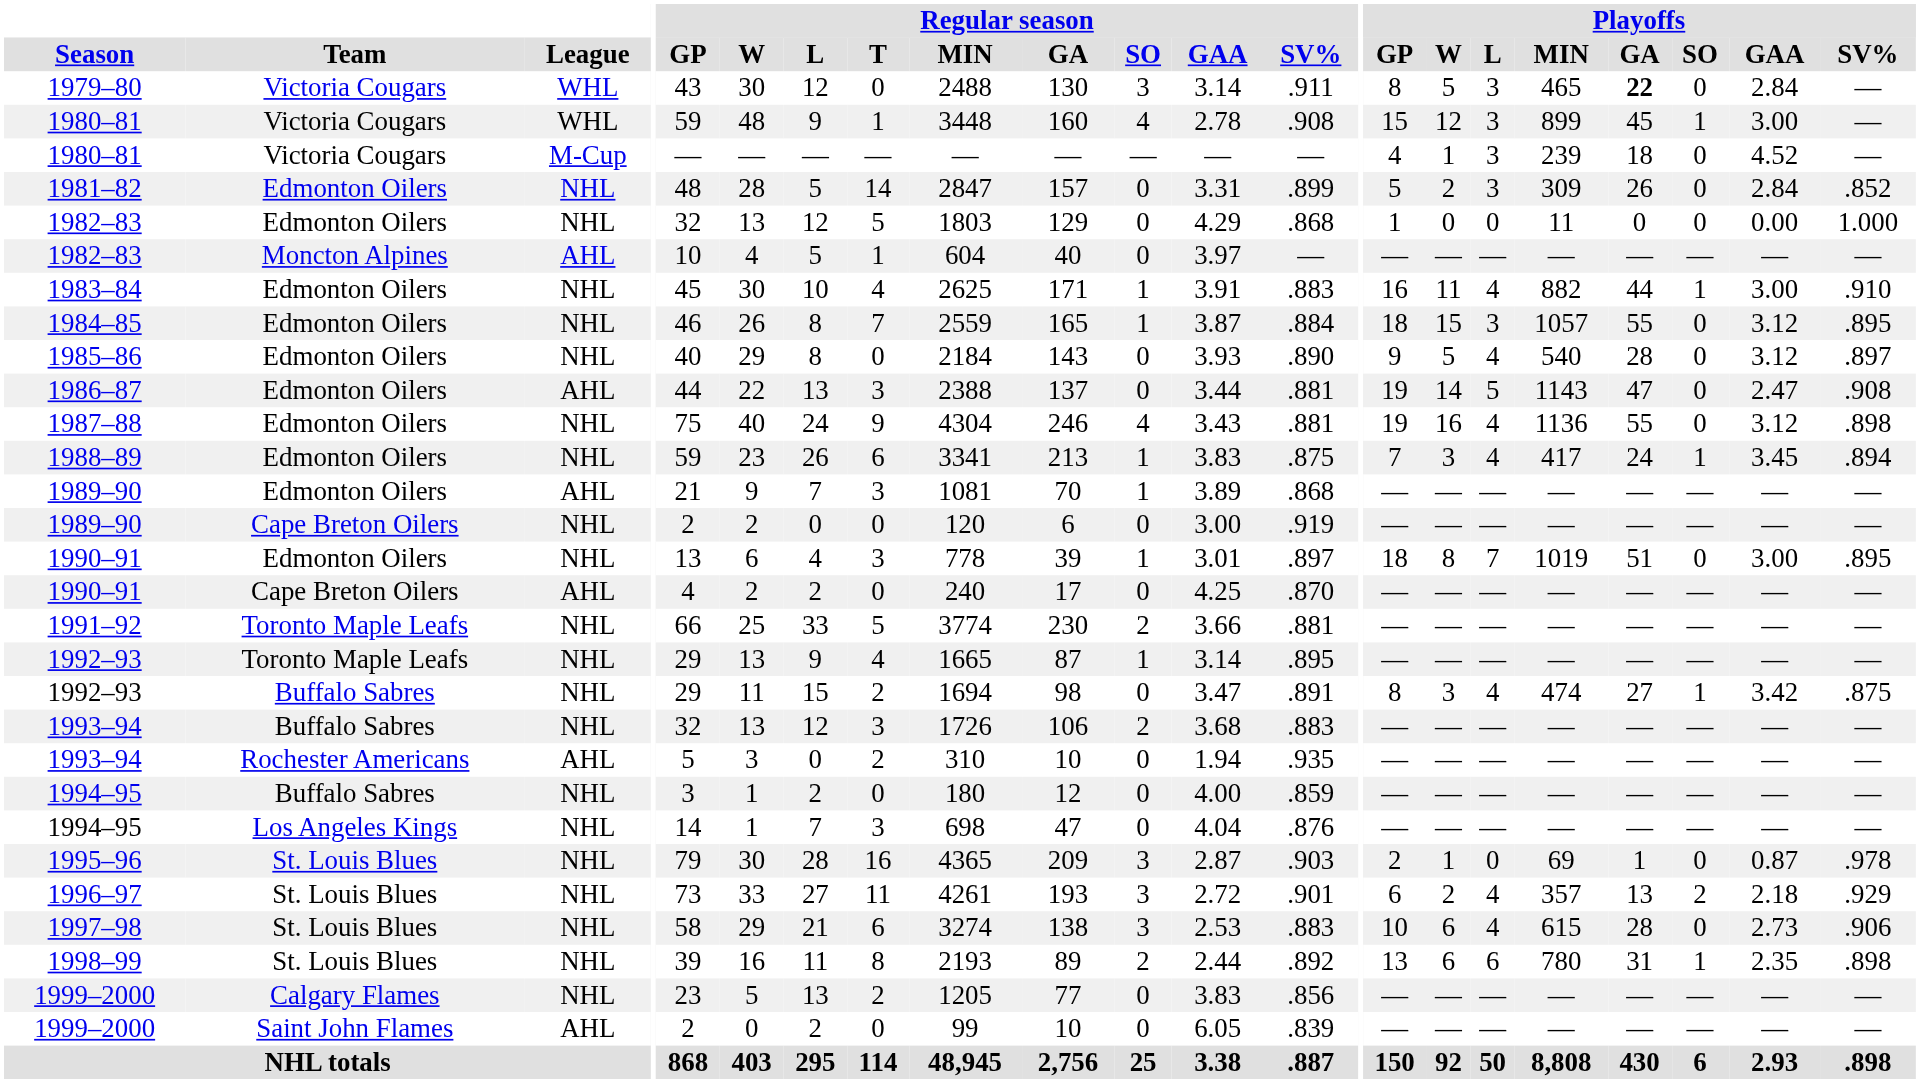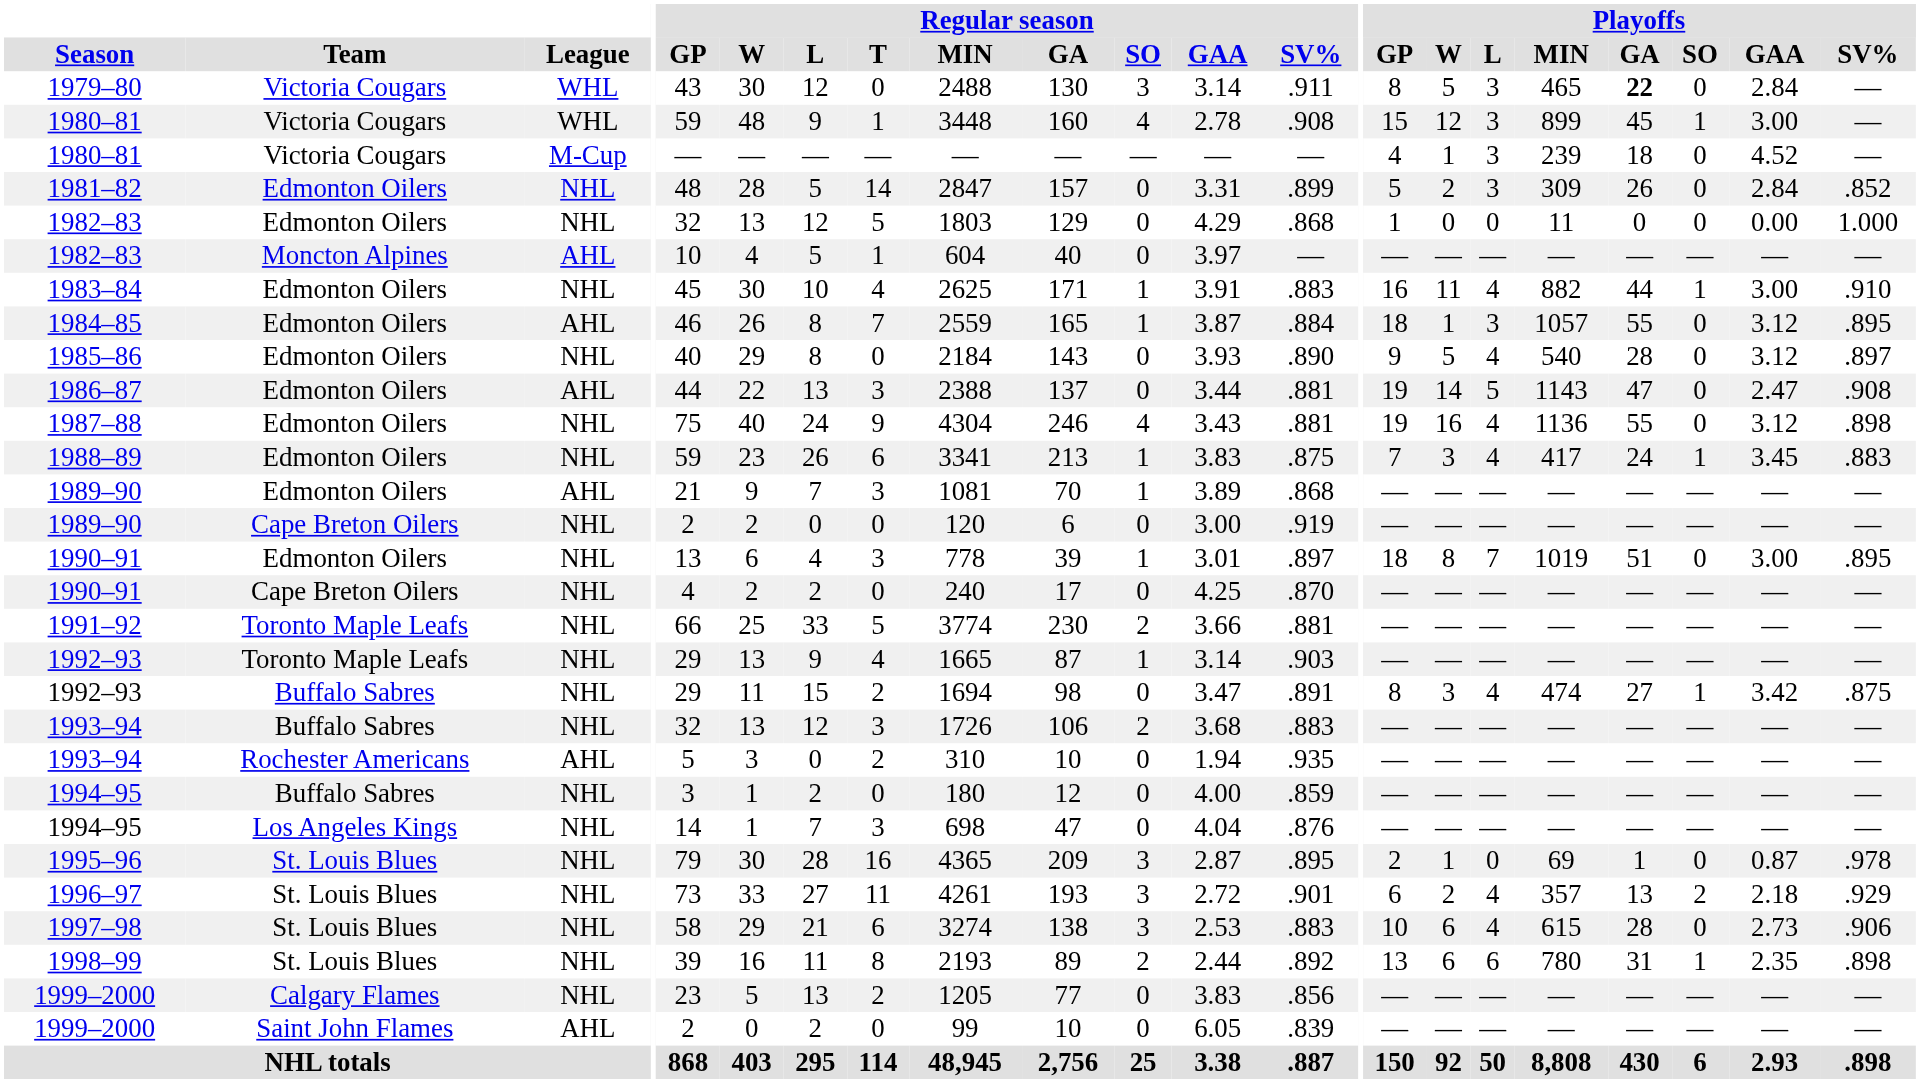(588, 322) NHL -> (588, 322) AHL
(1449, 322) 15 -> (1449, 322) 1
(1868, 457) .894 -> (1868, 457) .883
(588, 591) AHL -> (588, 591) NHL
(1311, 658) .895 -> (1311, 658) .903
(1311, 860) .903 -> (1311, 860) .895
